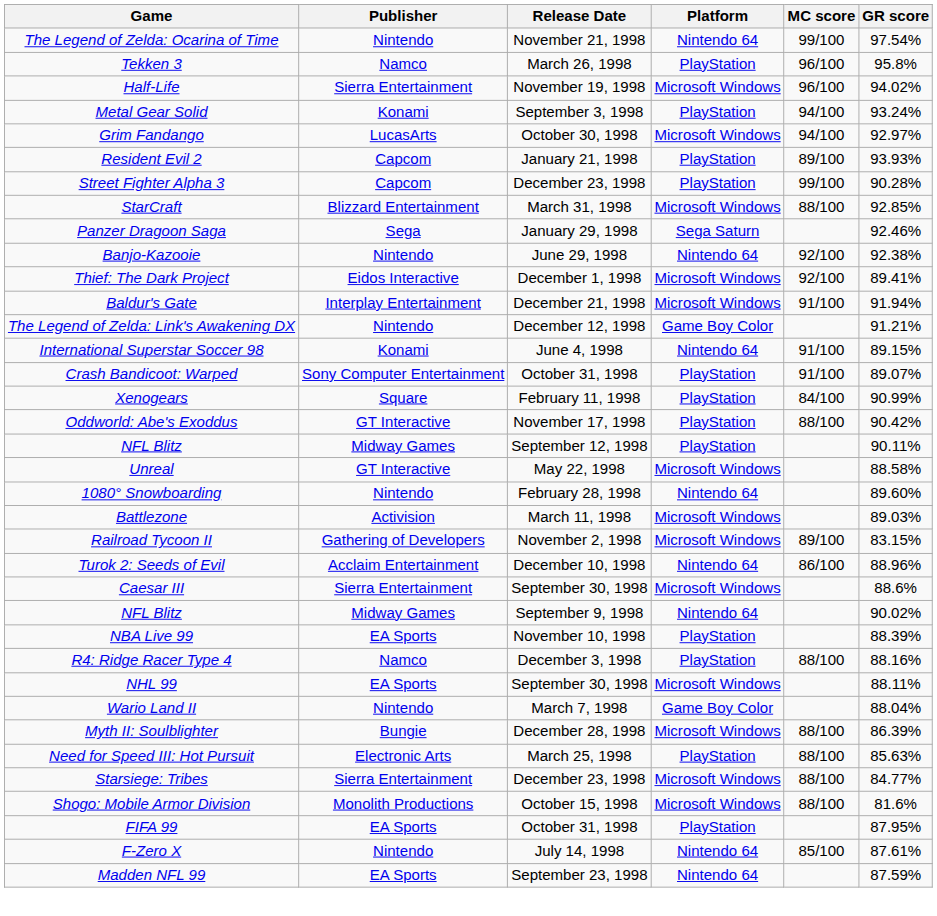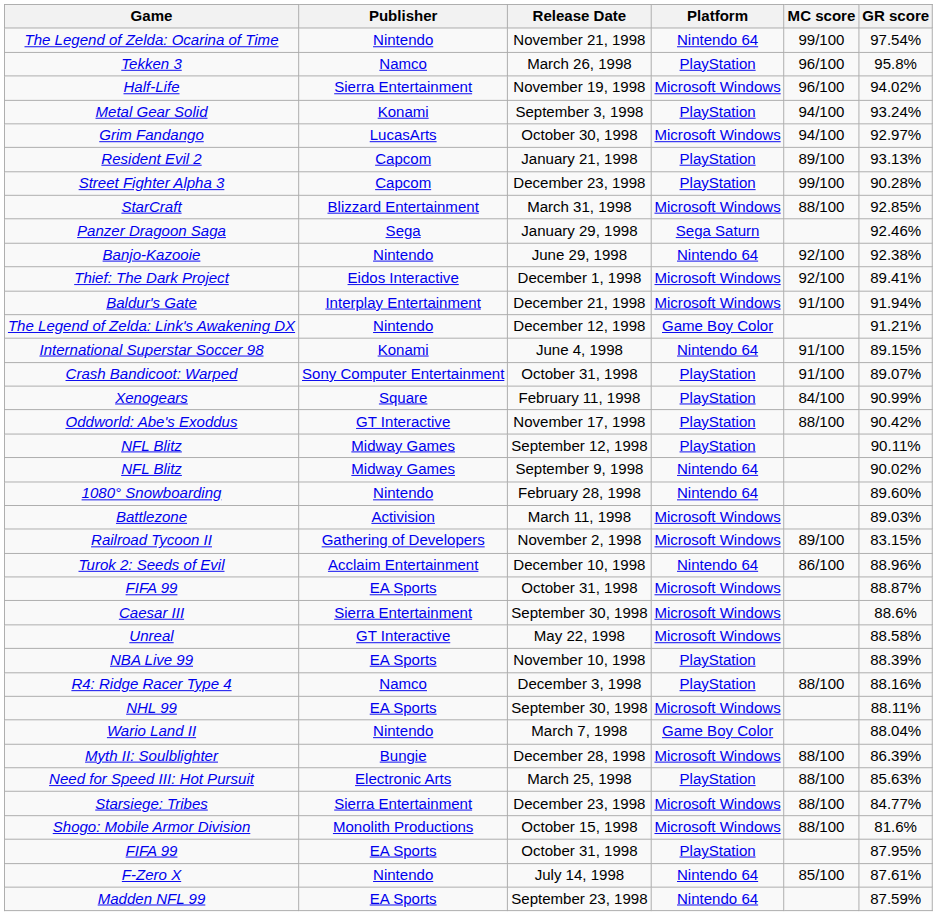(896, 159) 93.93% -> (896, 159) 93.13%
rows swapped: (151, 612) <-> (151, 469)
+ row: (152, 588)
